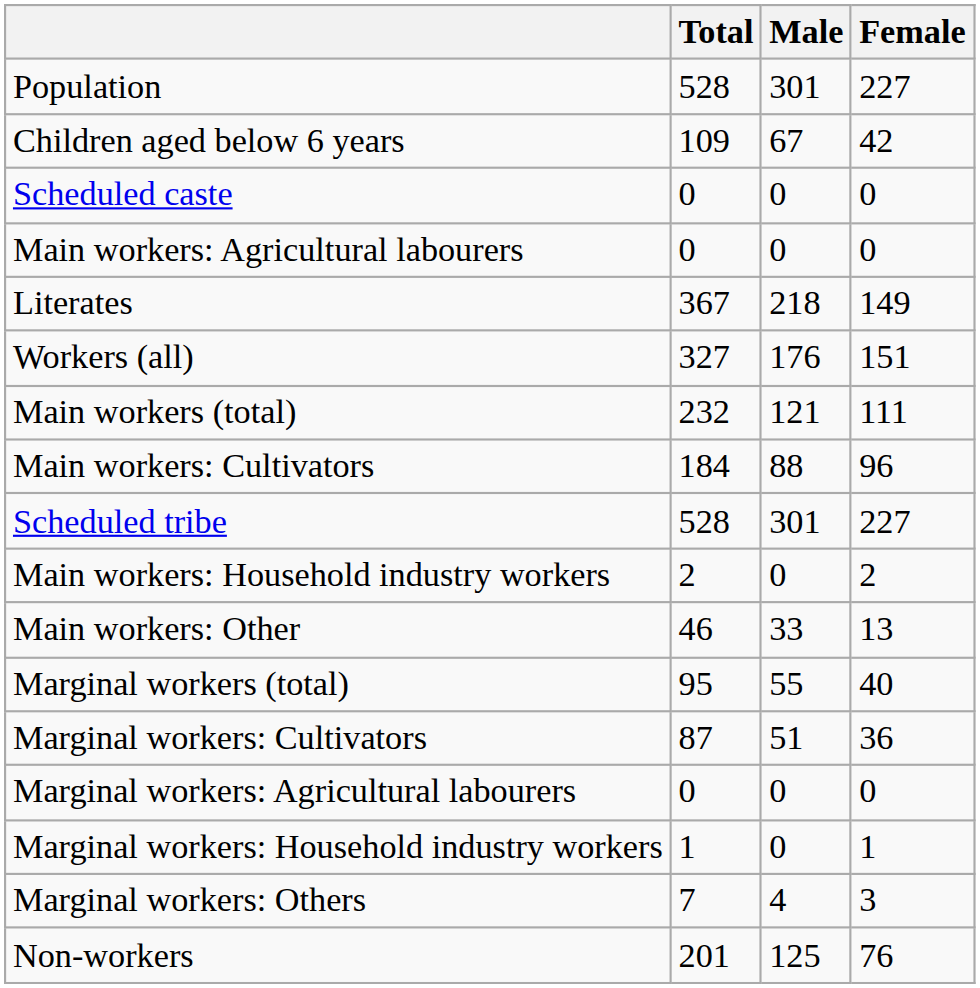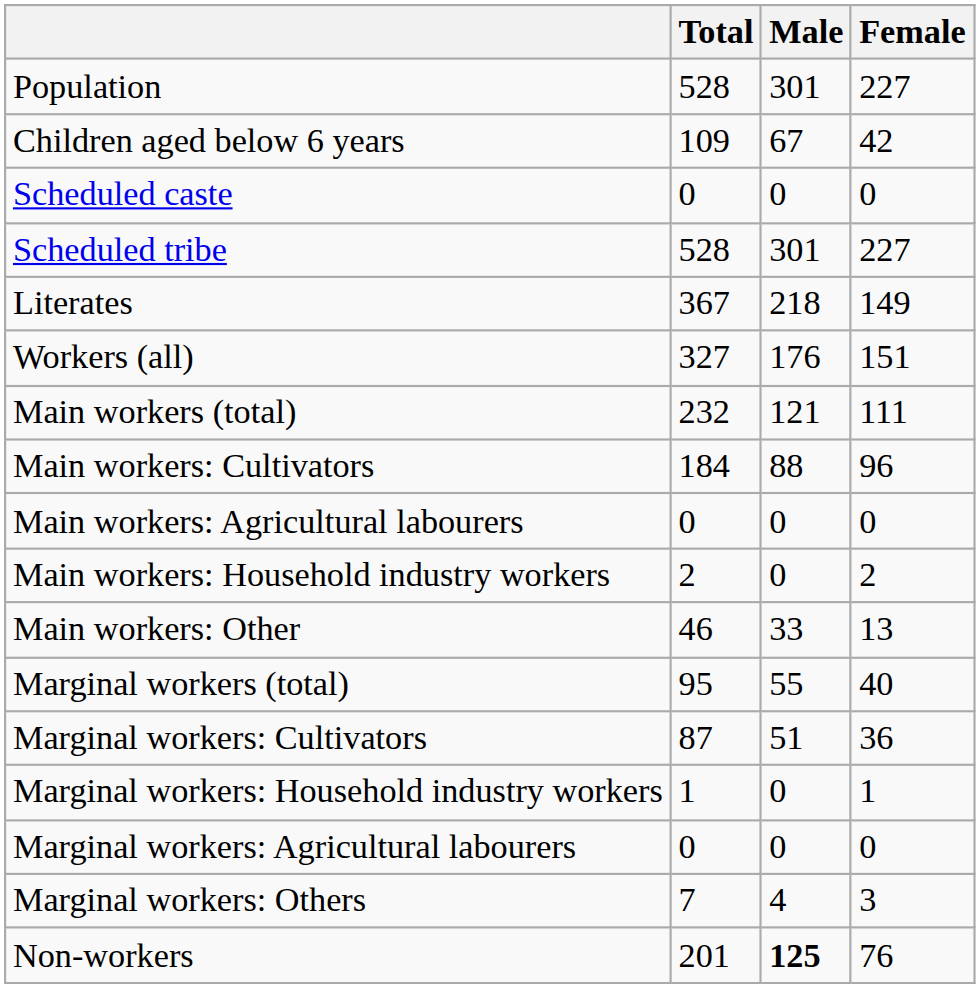rows swapped: (120, 520) <-> (268, 248)
rows swapped: (295, 791) <-> (338, 846)
(795, 954) normal -> (795, 954) bold
